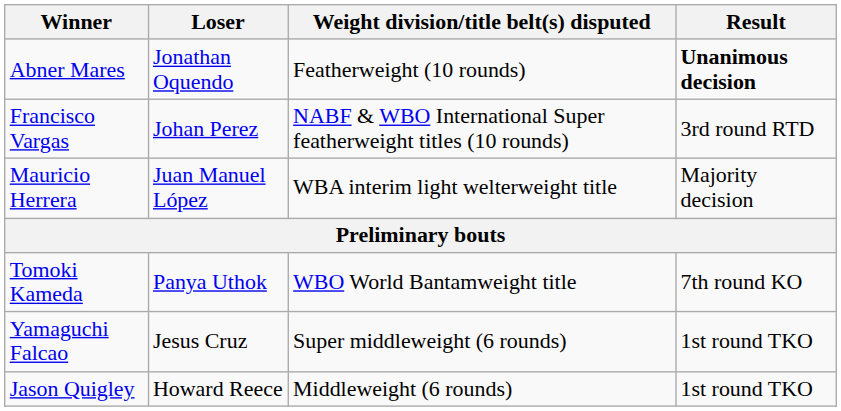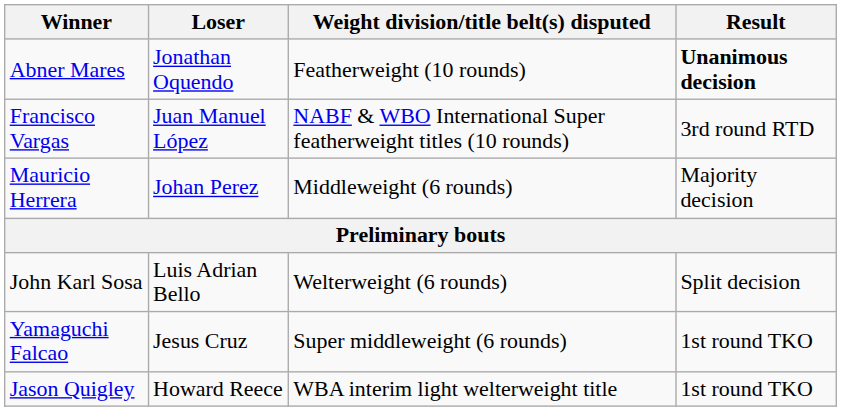(206, 128) Johan Perez -> (209, 128) Juan Manuel López
(209, 187) Juan Manuel López -> (206, 187) Johan Perez
(455, 187) WBA interim light welterweight title -> (403, 187) Middleweight (6 rounds)
- row: (46, 282)
+ row: (76, 282)
(403, 388) Middleweight (6 rounds) -> (455, 388) WBA interim light welterweight title
